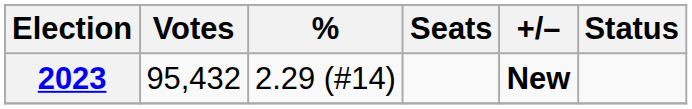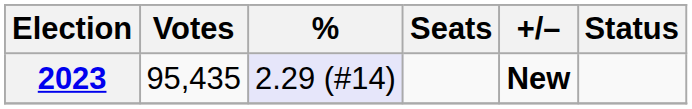(194, 77) 95,432 -> (194, 77) 95,435
(325, 77) no background -> (325, 77) lavender background
